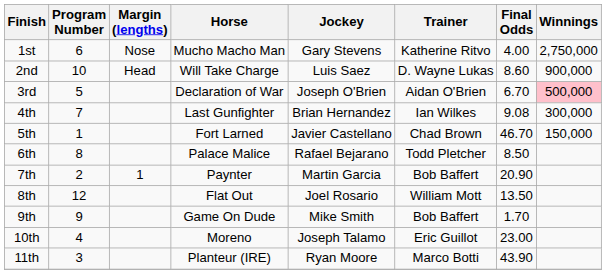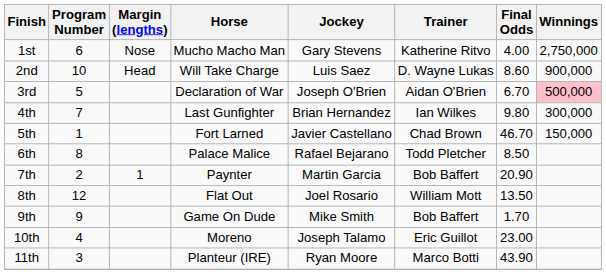(516, 112) 9.08 -> (516, 112) 9.80
